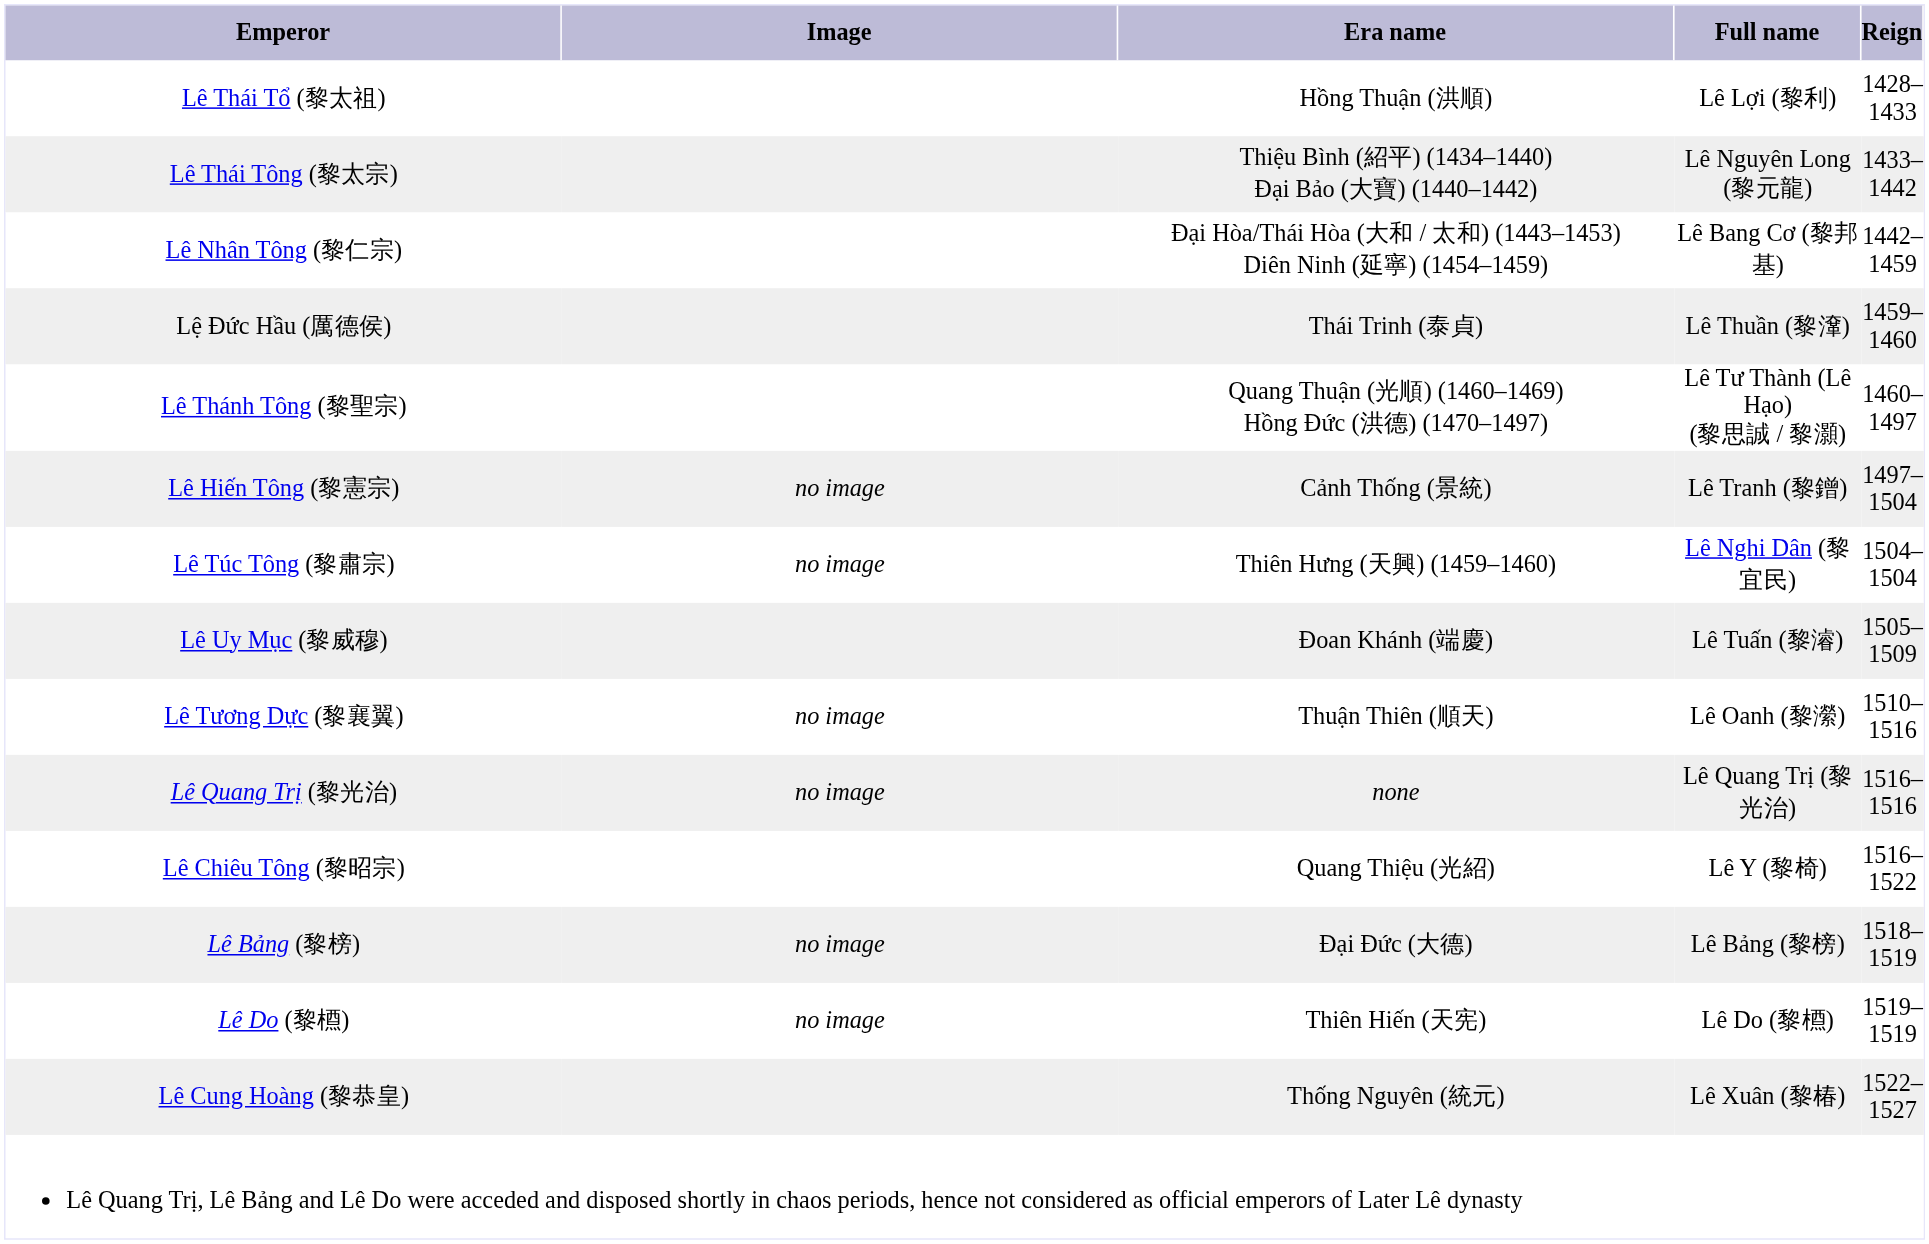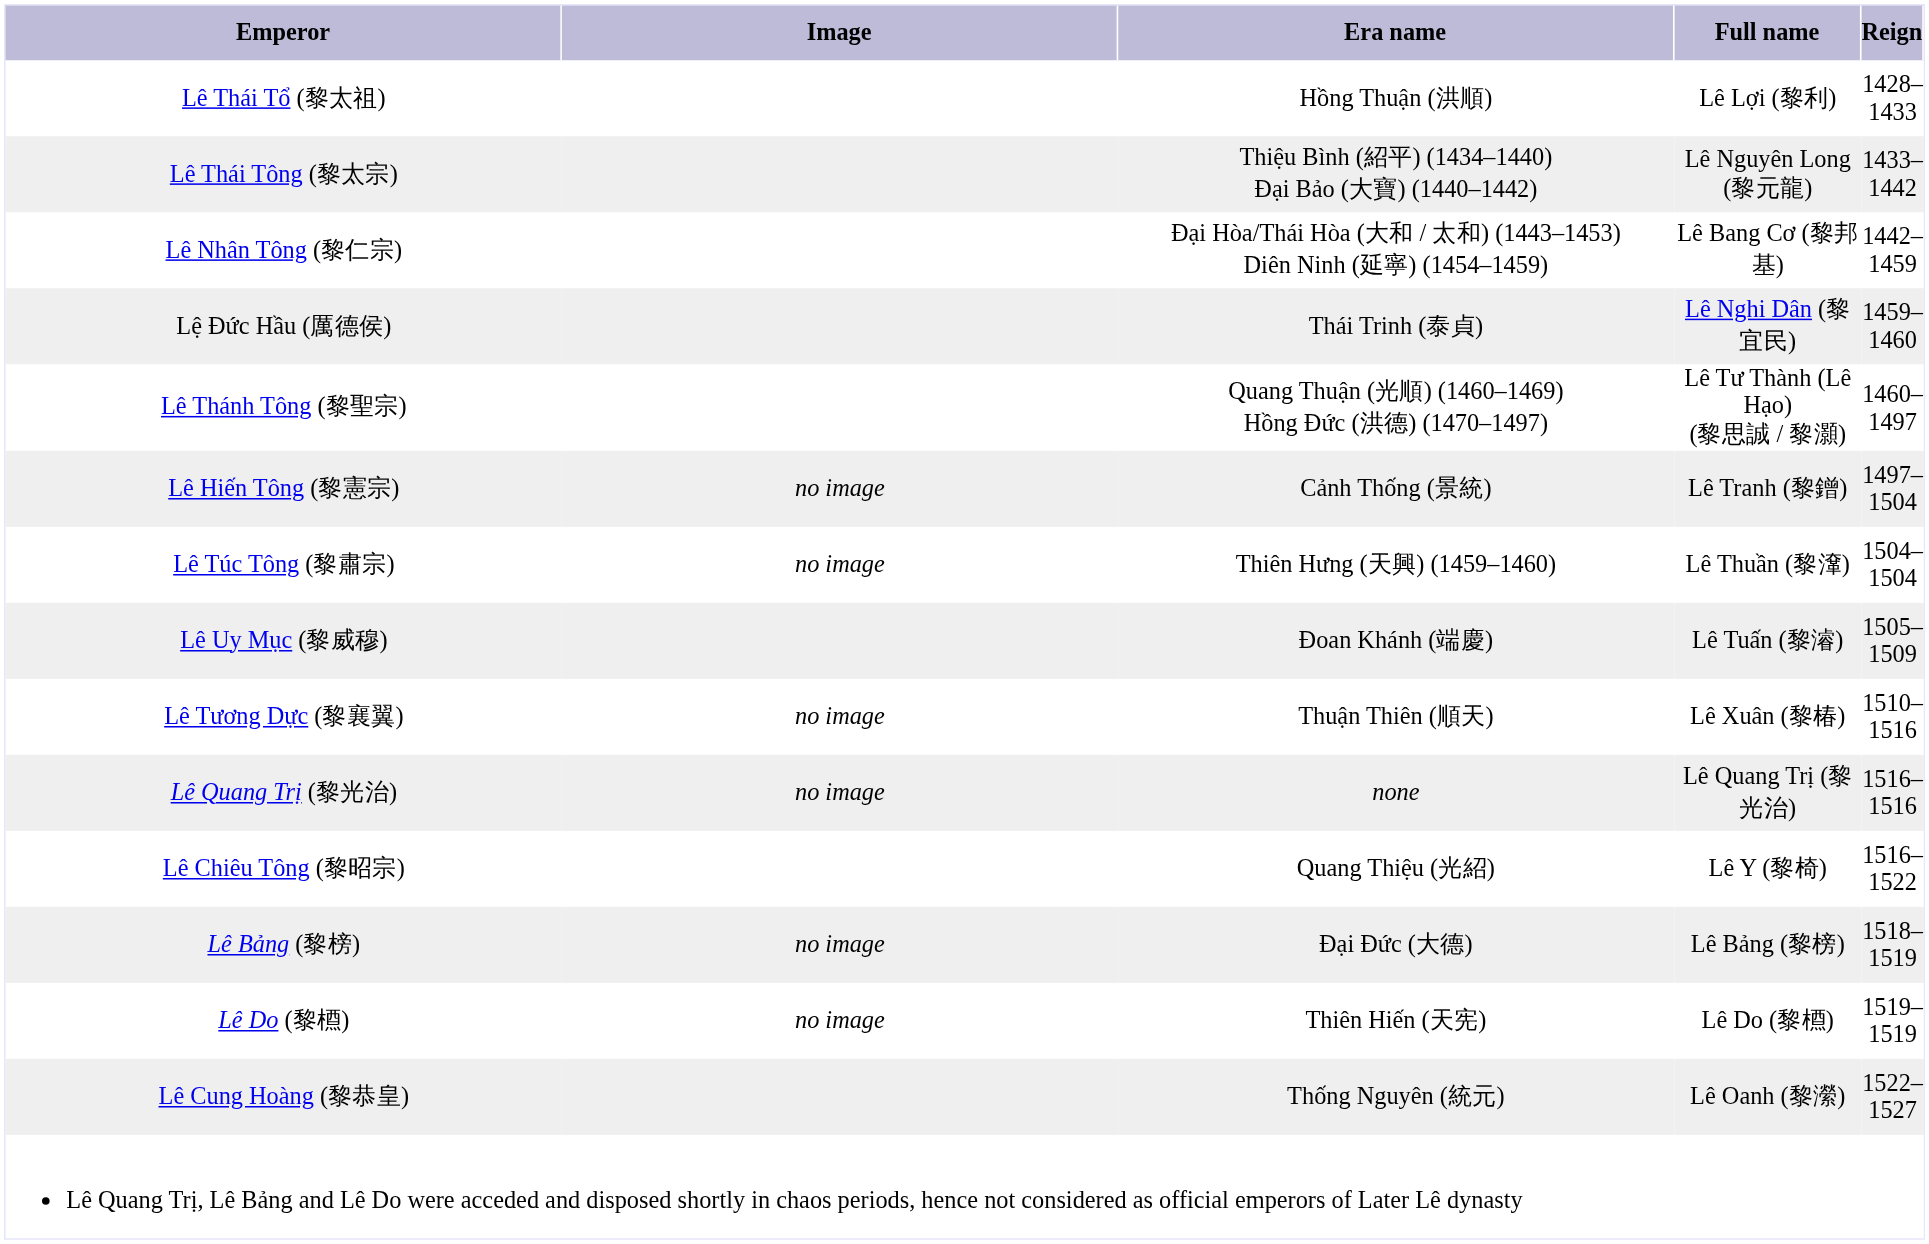(1768, 325) Lê Thuần (黎㵮) -> (1768, 325) Lê Nghi Dân (黎宜民)
(1768, 563) Lê Nghi Dân (黎宜民) -> (1768, 563) Lê Thuần (黎㵮)
(1768, 715) Lê Oanh (黎瀠) -> (1768, 715) Lê Xuân (黎椿)
(1768, 1095) Lê Xuân (黎椿) -> (1768, 1095) Lê Oanh (黎瀠)
